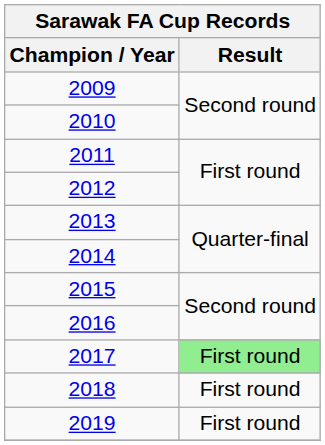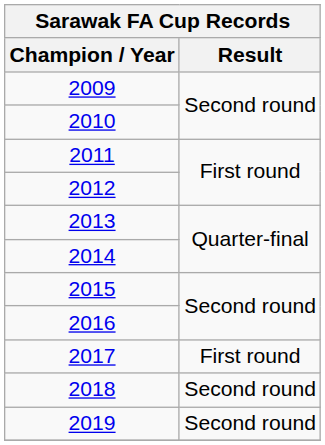(250, 356) lightgreen background -> (250, 356) no background
(250, 389) First round -> (250, 389) Second round
(250, 423) First round -> (250, 423) Second round
